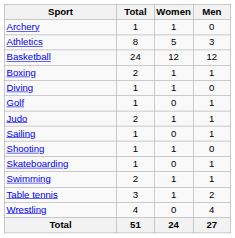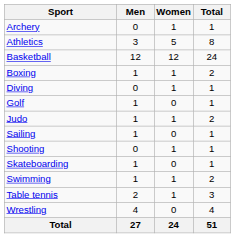columns swapped: (212, 12) <-> (135, 12)
